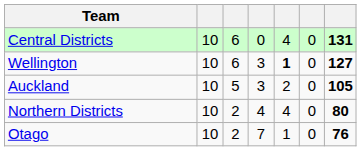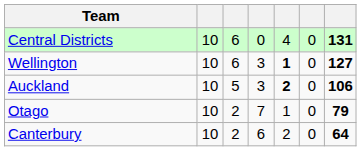(286, 87) normal -> (286, 87) bold
(340, 87) 105 -> (340, 87) 106
- row: (65, 110)
(340, 134) 76 -> (340, 110) 79
+ row: (45, 134)
